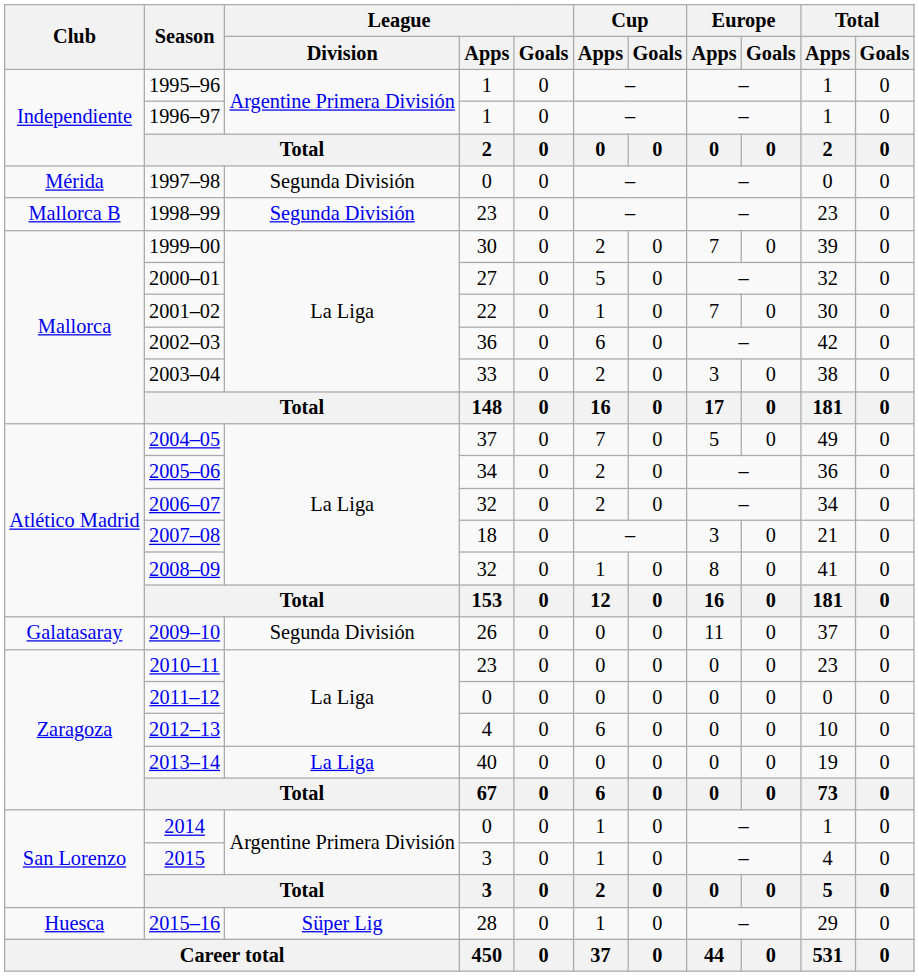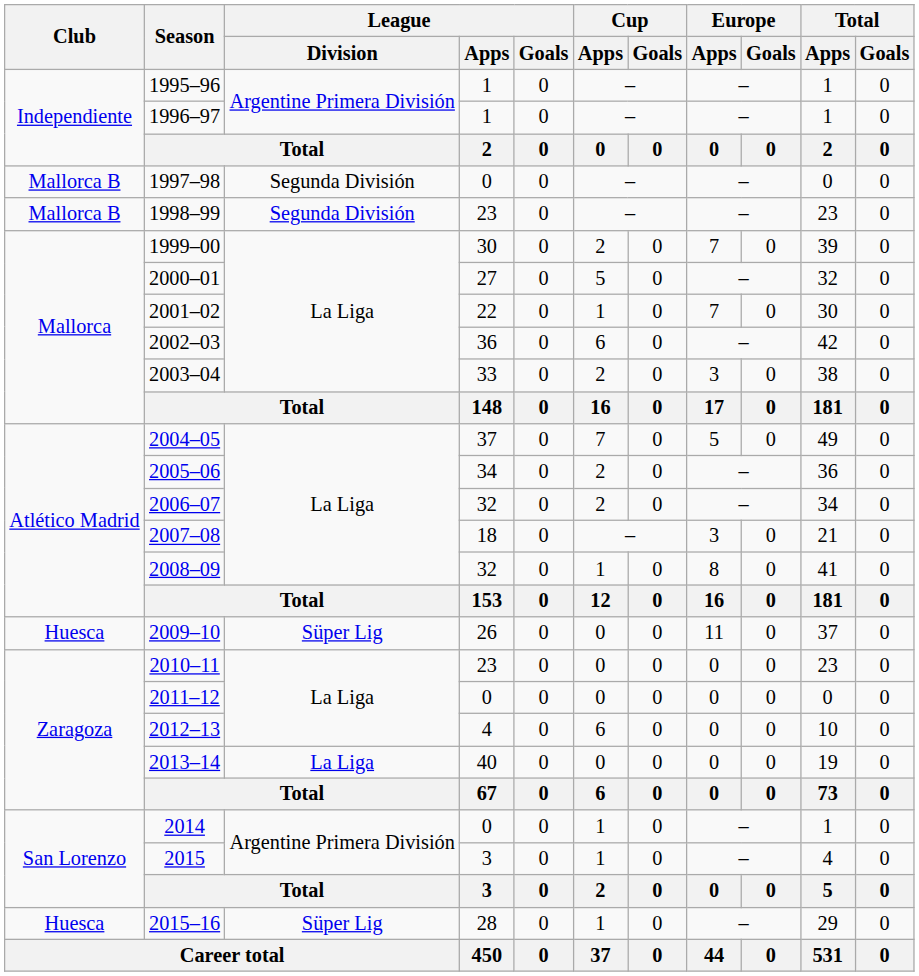(74, 181) Mérida -> (74, 181) Mallorca B
(74, 632) Galatasaray -> (74, 632) Huesca
(342, 632) Segunda División -> (342, 632) Süper Lig
